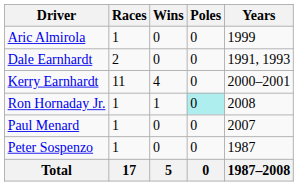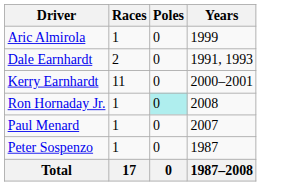- column: (168, 15)
